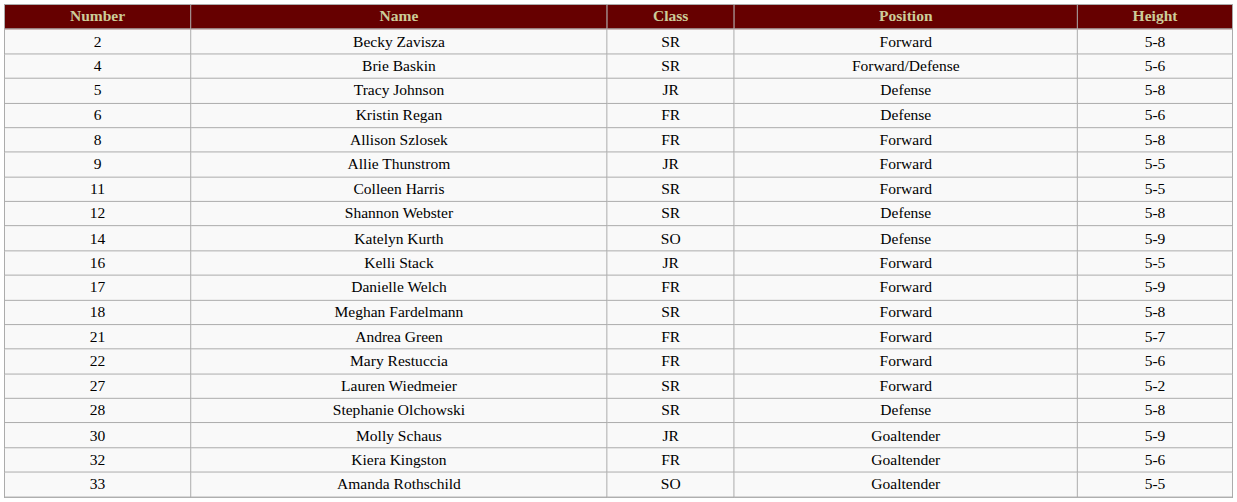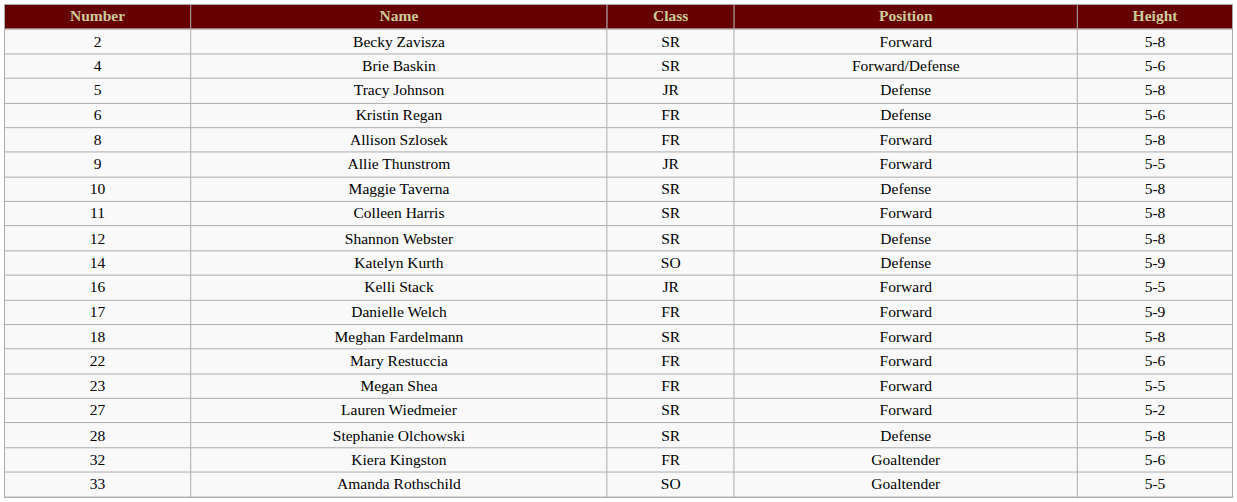+ row: (399, 189)
(1155, 189) 5-5 -> (1155, 213) 5-8
- row: (399, 336)
+ row: (399, 386)
- row: (399, 435)
